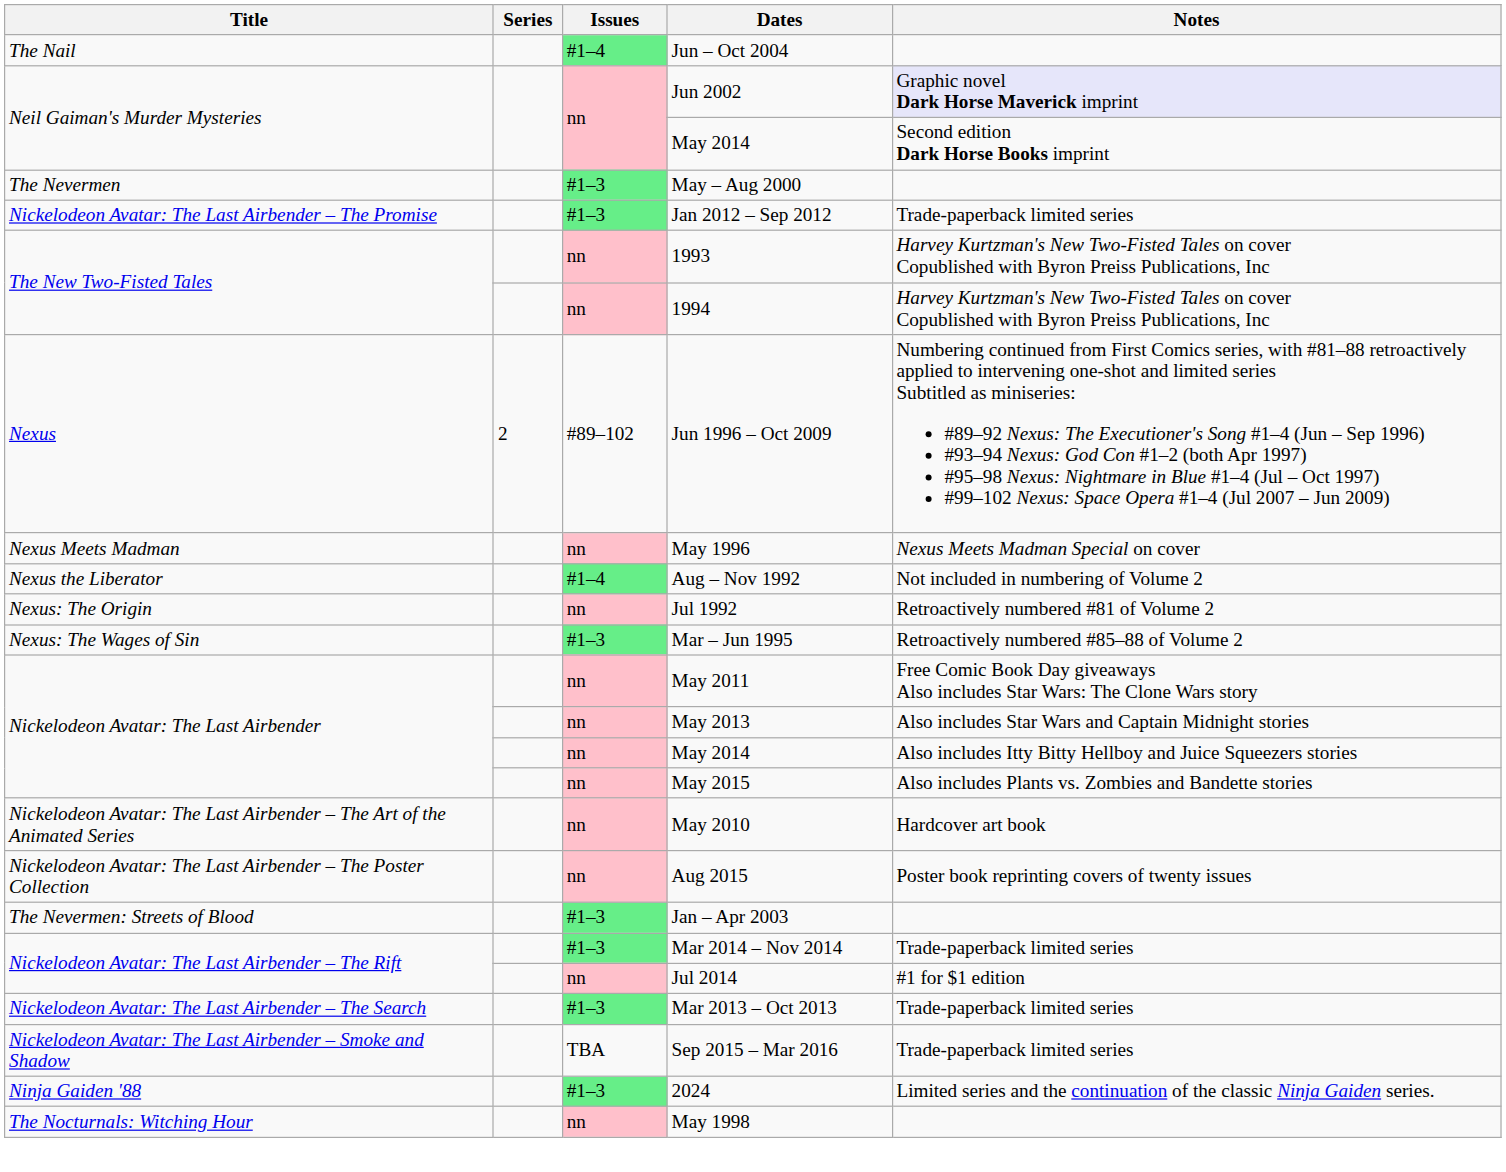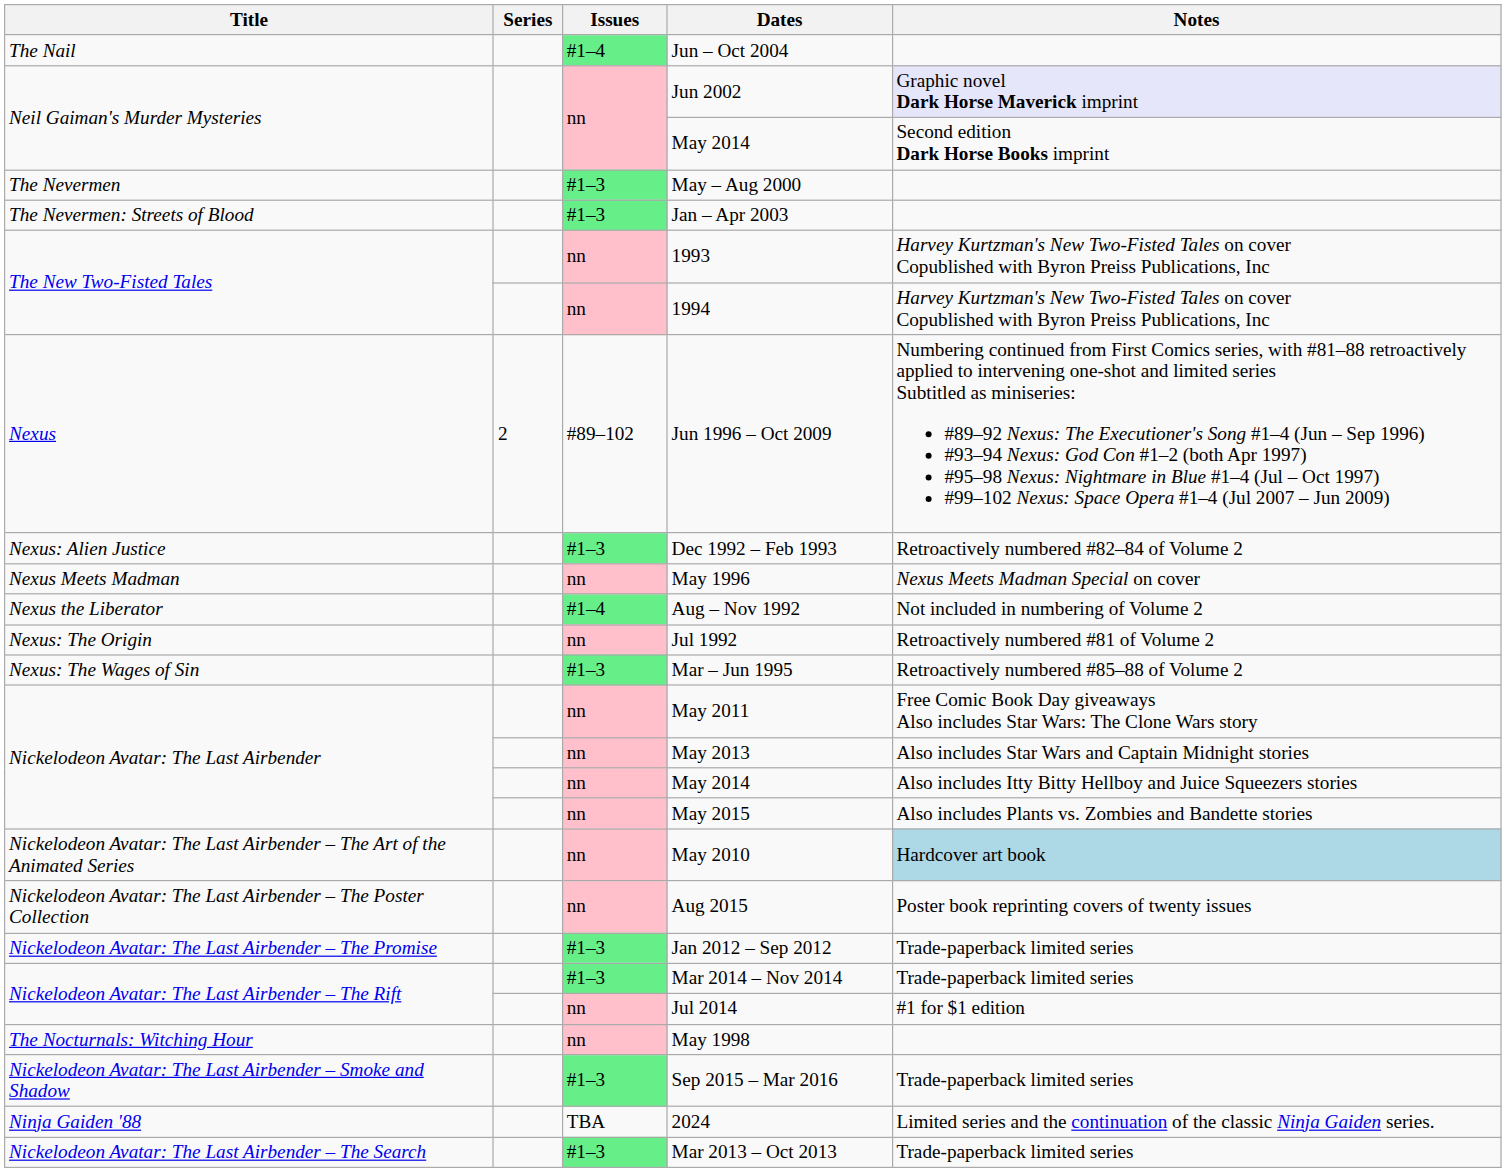rows swapped: (131, 917) <-> (223, 215)
+ row: (87, 548)
(971, 824) no background -> (971, 854) lightblue background
rows swapped: (218, 1008) <-> (131, 1121)
(586, 1050) TBA -> (586, 1080) #1–3
(586, 1091) #1–3 -> (586, 1121) TBA
